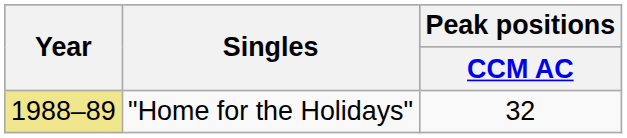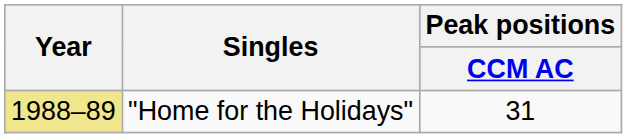(520, 111) 32 -> (520, 111) 31
